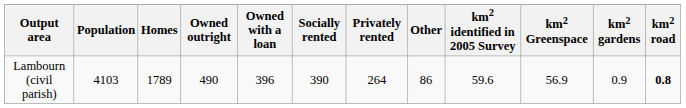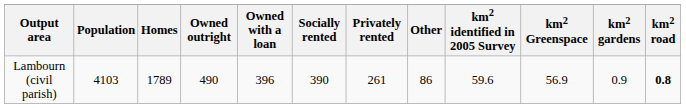(377, 79) 264 -> (377, 79) 261
